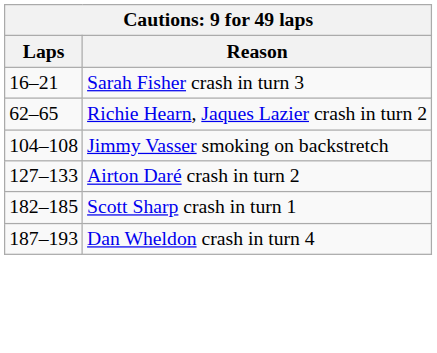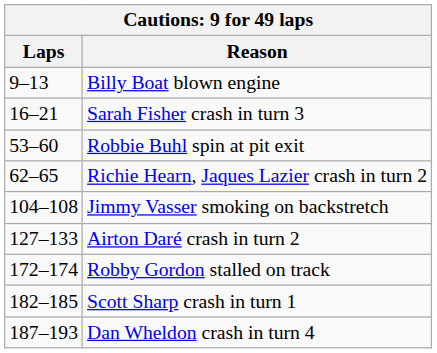+ row: (184, 82)
+ row: (196, 144)
+ row: (208, 269)
